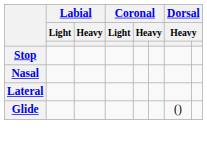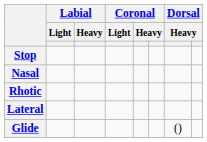+ row: (25, 92)
